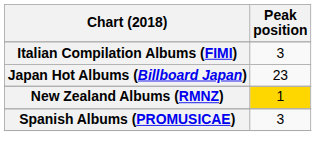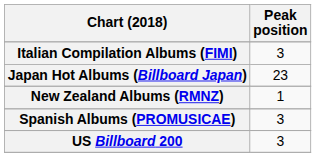(280, 97) gold background -> (280, 97) no background
+ row: (127, 141)
